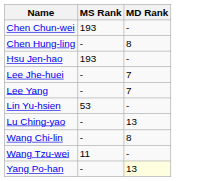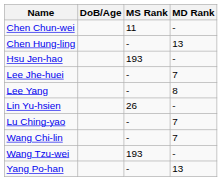+ column: (101, 12)
(88, 28) 193 -> (131, 28) 11
(129, 44) 8 -> (178, 44) 13
(129, 91) 7 -> (175, 91) 8
(85, 106) 53 -> (132, 106) 26
(132, 122) 13 -> (175, 122) 7
(129, 137) 8 -> (175, 137) 7
(85, 153) 11 -> (134, 153) 193
(132, 169) lightyellow background -> (178, 169) no background
